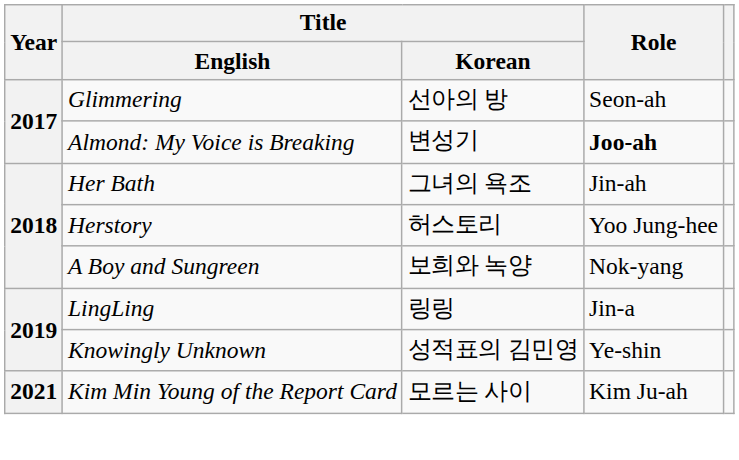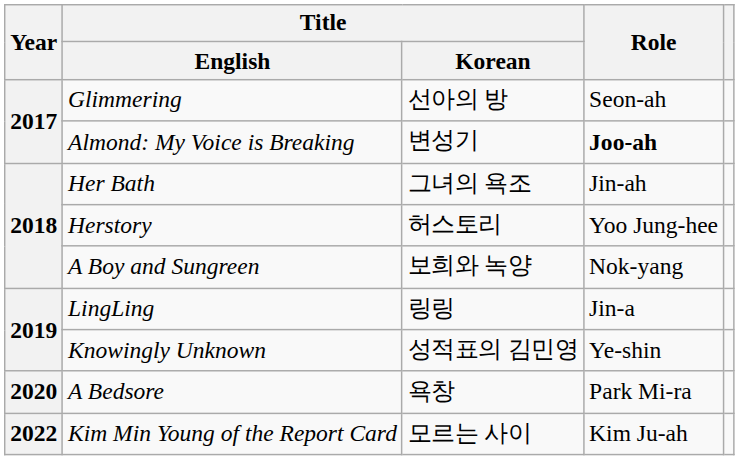+ row: (116, 391)
(34, 391) 2021 -> (34, 433) 2022
